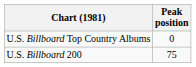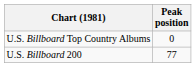(172, 54) 75 -> (172, 54) 77
